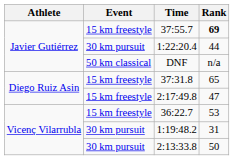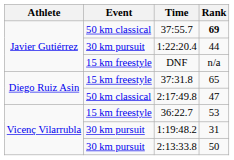(119, 29) 15 km freestyle -> (119, 29) 50 km classical
(119, 63) 50 km classical -> (119, 63) 15 km freestyle
(119, 96) 15 km freestyle -> (119, 96) 50 km classical
